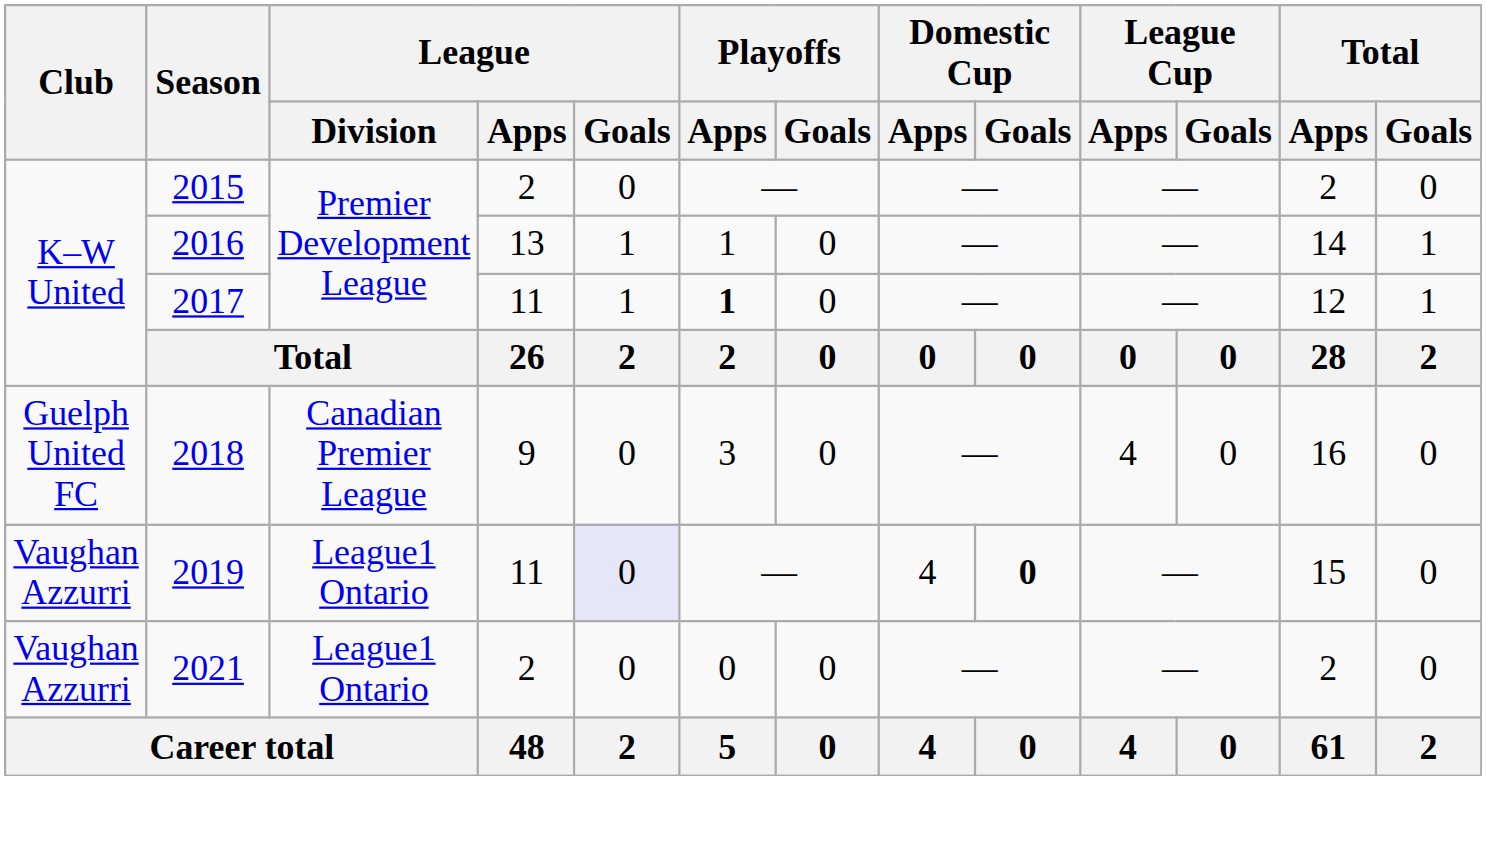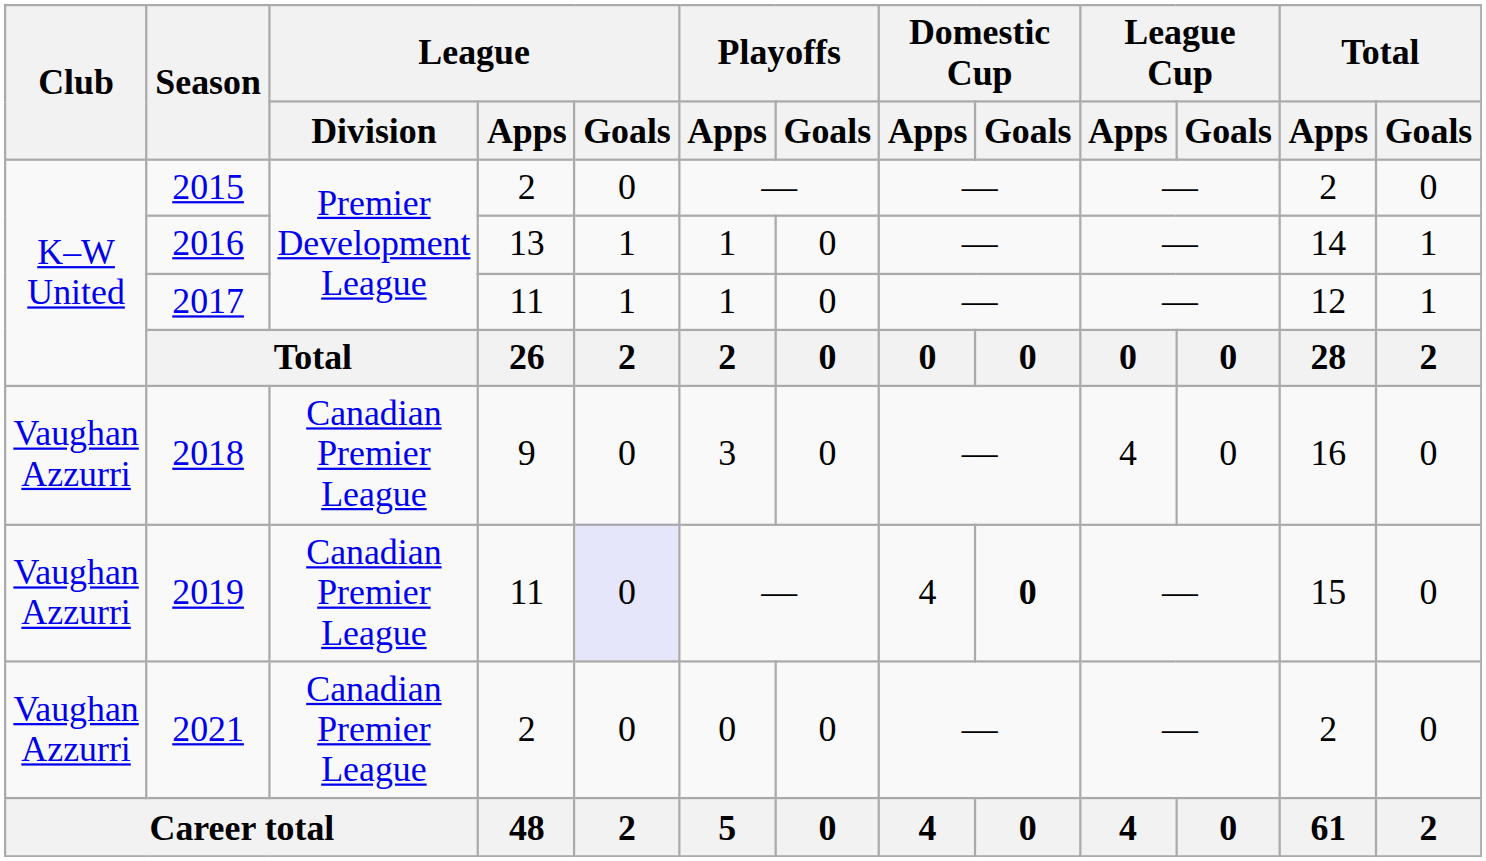(727, 300) bold -> (727, 300) normal
(76, 454) Guelph United FC -> (76, 454) Vaughan Azzurri
(374, 571) League1 Ontario -> (374, 592) Canadian Premier League
(374, 669) League1 Ontario -> (374, 729) Canadian Premier League
